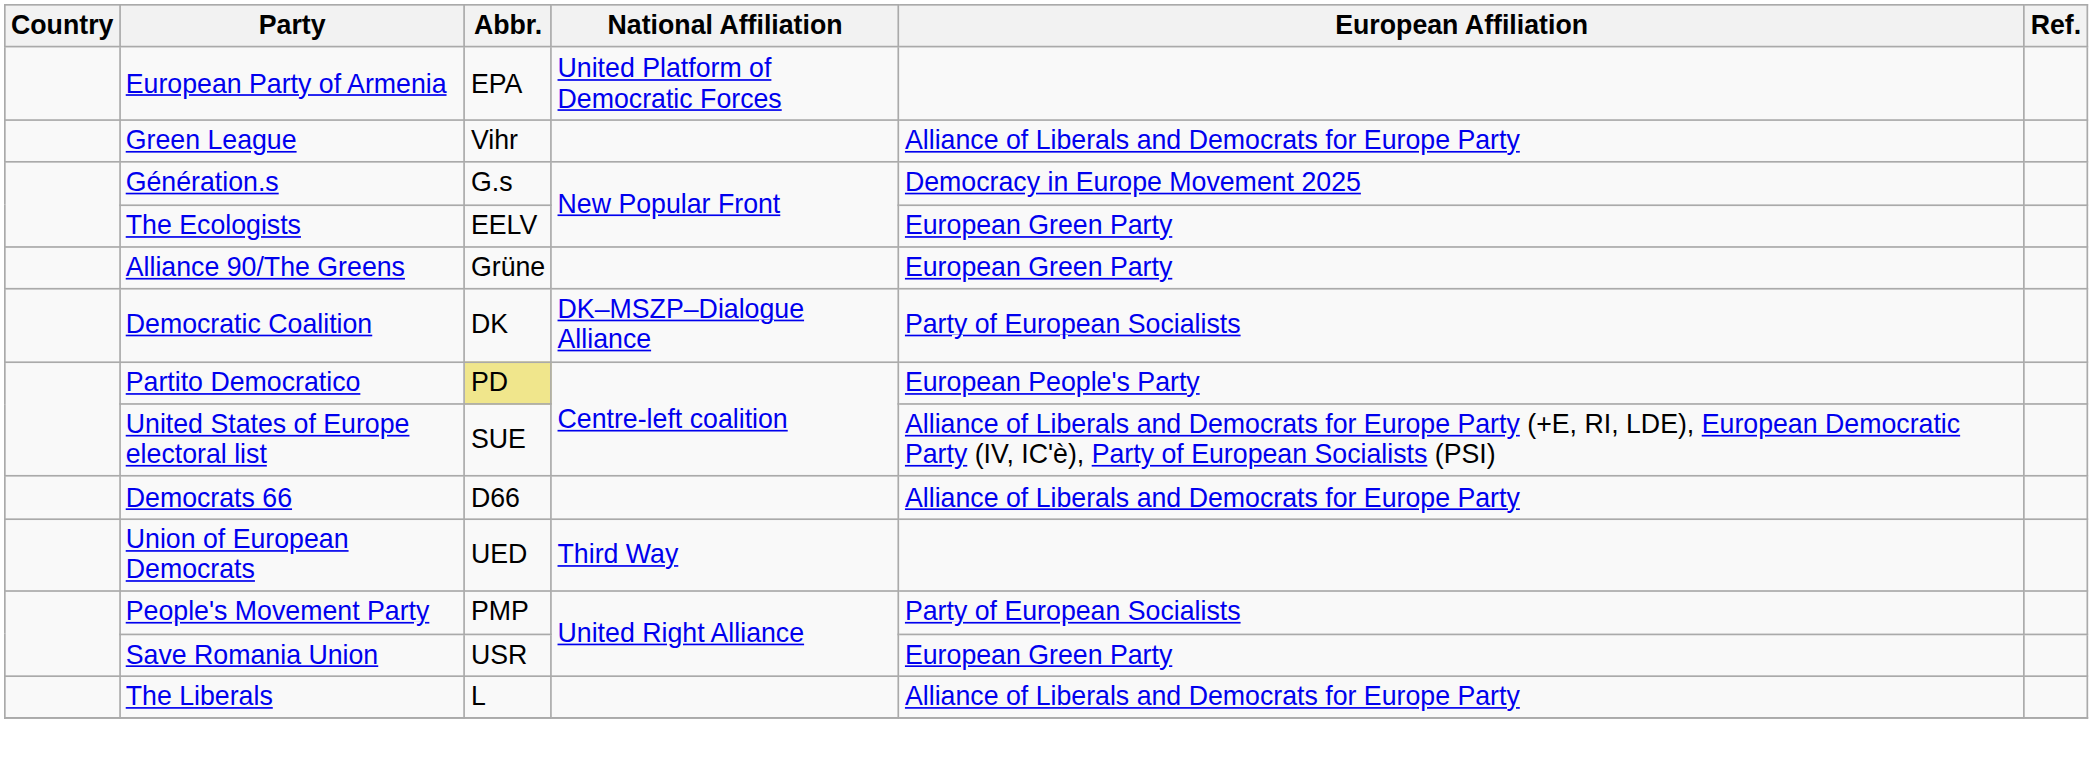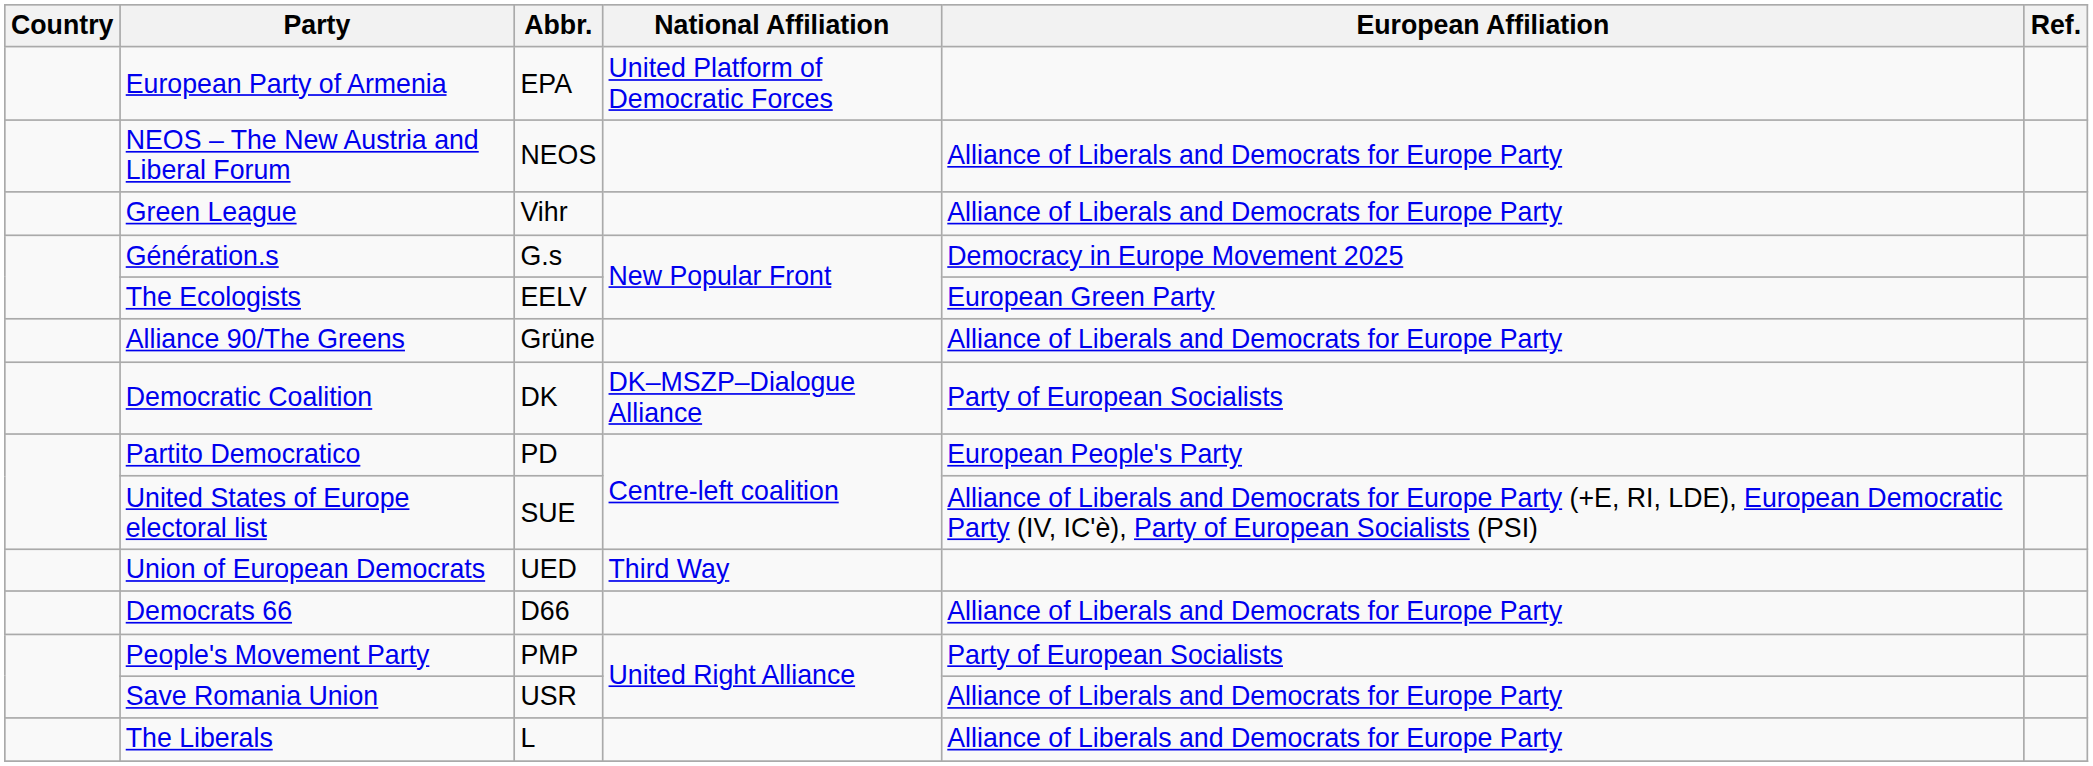+ row: (302, 155)
(1039, 267) European Green Party -> (1255, 340) Alliance of Liberals and Democrats for Europe Party
(490, 382) khaki background -> (539, 454) no background
rows swapped: (209, 497) <-> (237, 554)
(1039, 654) European Green Party -> (1255, 696) Alliance of Liberals and Democrats for Europe Party
